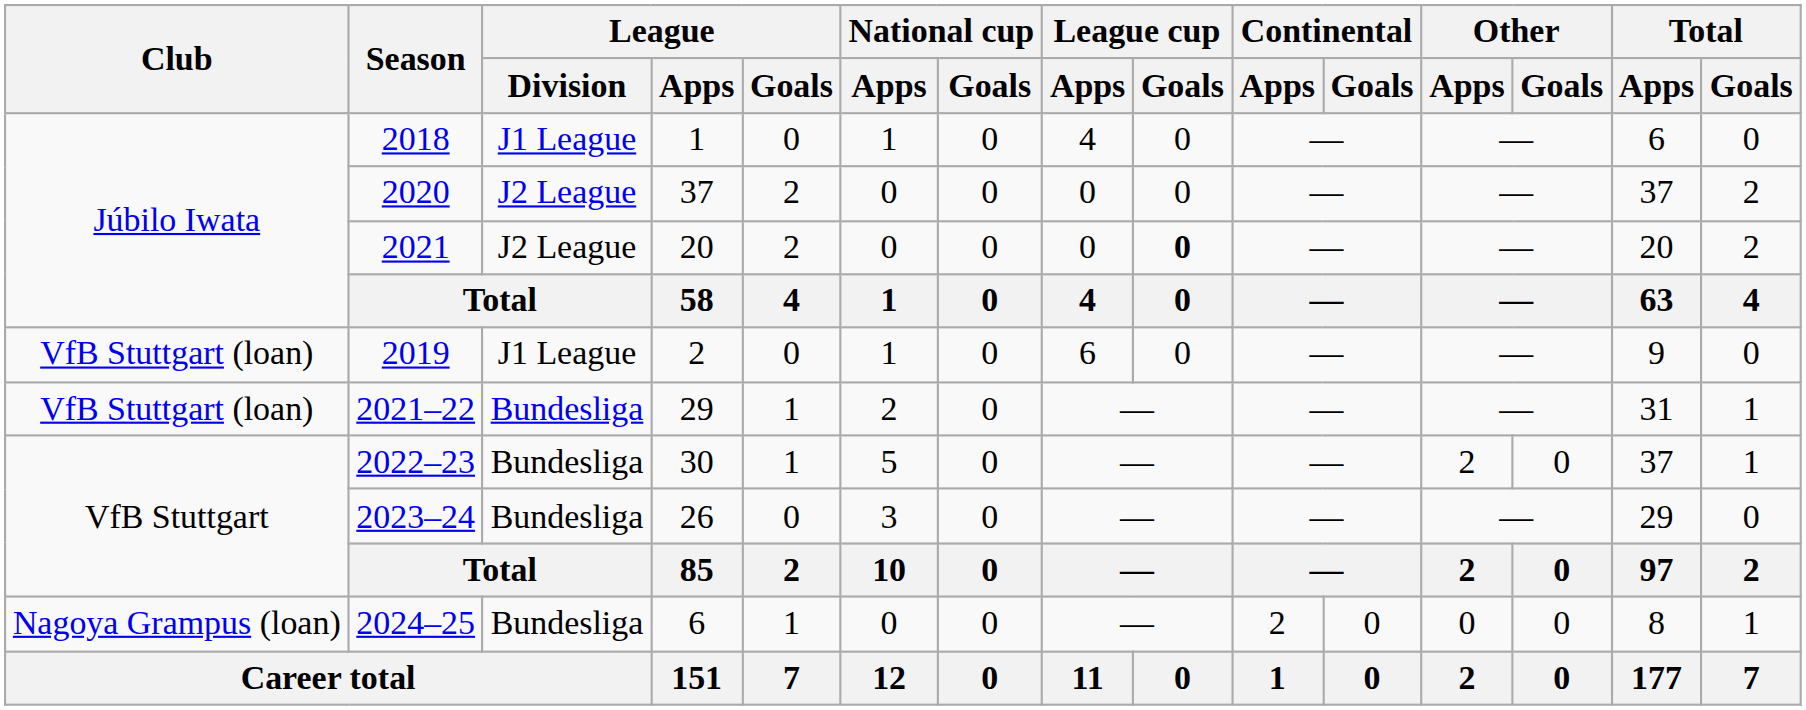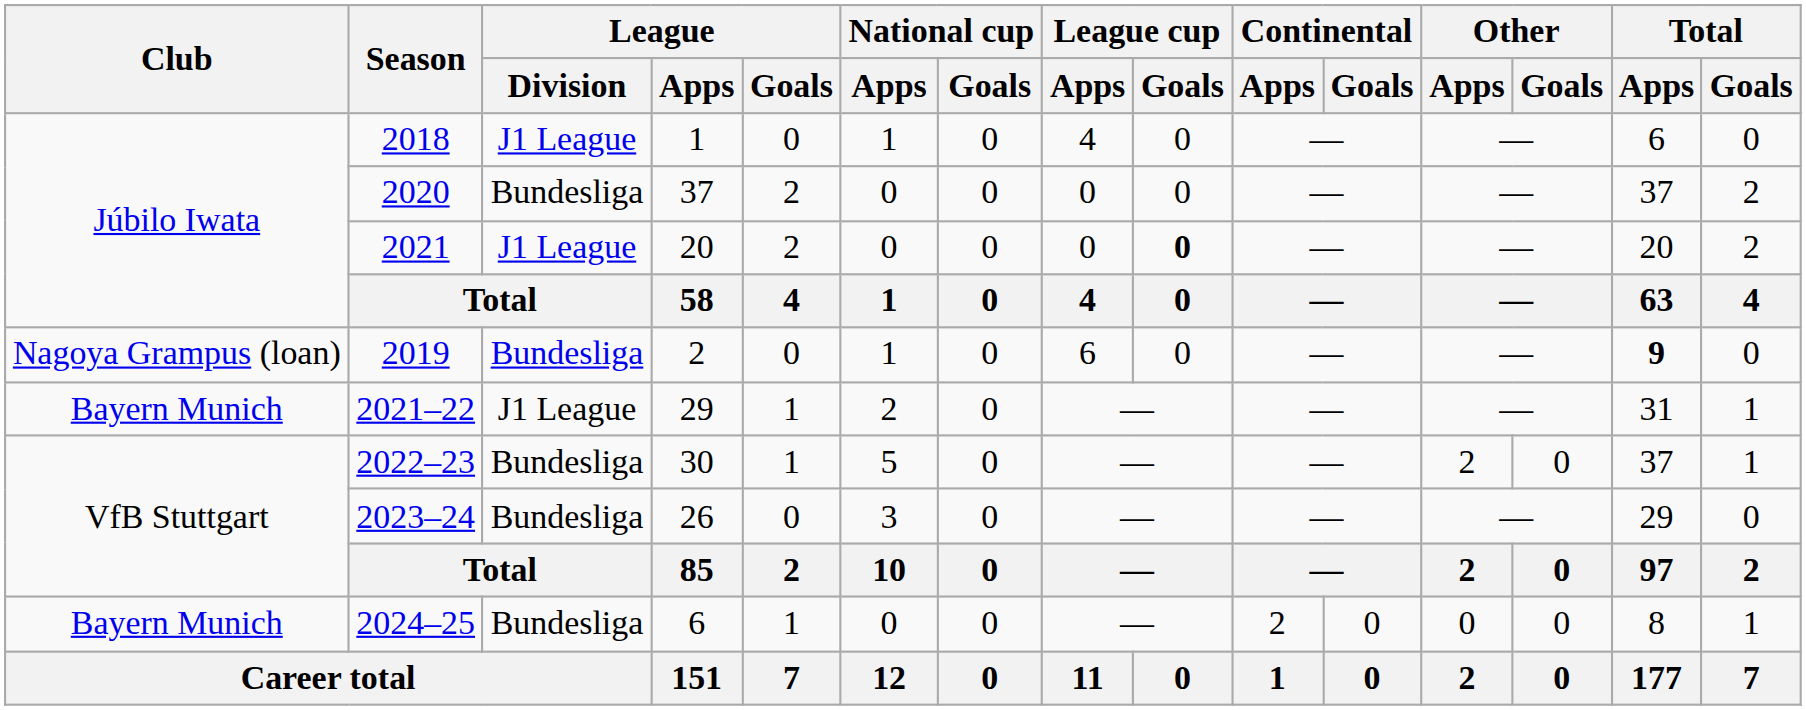(567, 192) J2 League -> (567, 192) Bundesliga
(567, 246) J2 League -> (567, 246) J1 League
(177, 354) VfB Stuttgart (loan) -> (177, 354) Nagoya Grampus (loan)
(567, 354) J1 League -> (567, 354) Bundesliga
(1657, 354) normal -> (1657, 354) bold
(177, 407) VfB Stuttgart (loan) -> (177, 407) Bayern Munich
(567, 407) Bundesliga -> (567, 407) J1 League
(177, 623) Nagoya Grampus (loan) -> (177, 623) Bayern Munich
